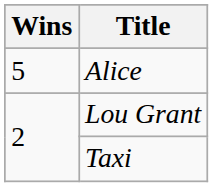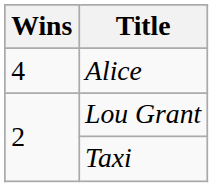(18, 70) 5 -> (18, 70) 4
